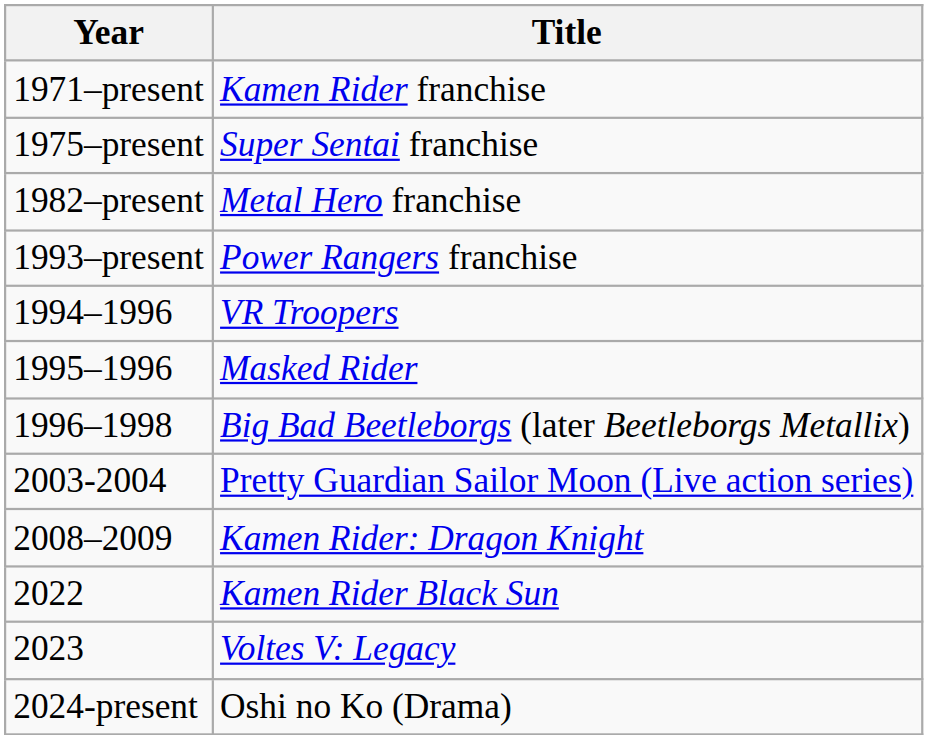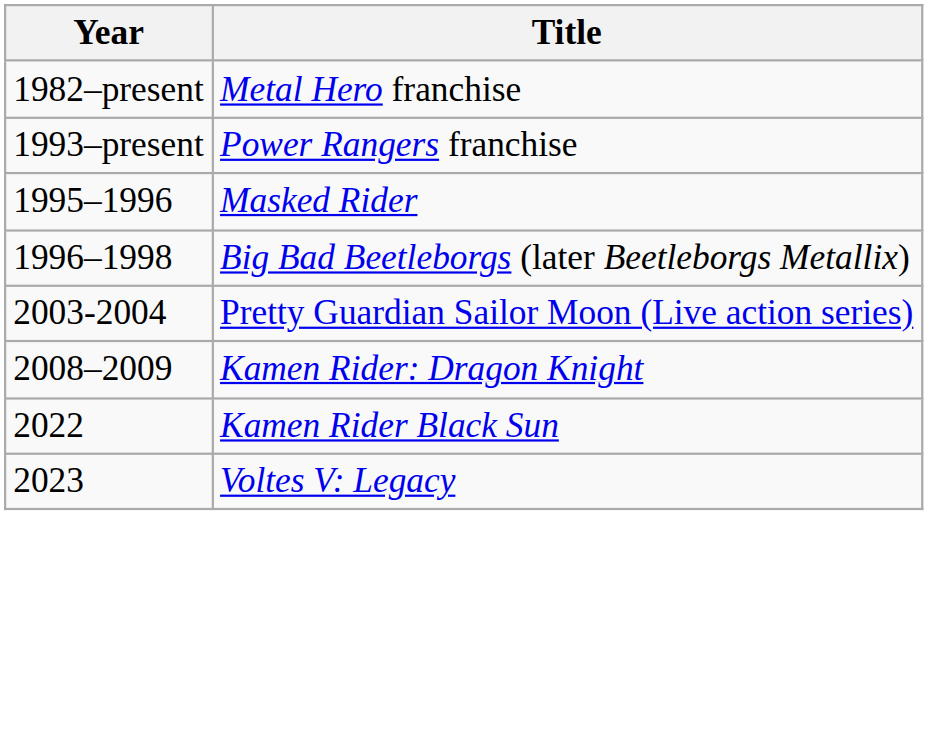- row: (383, 88)
- row: (379, 144)
- row: (309, 312)
- row: (366, 705)
